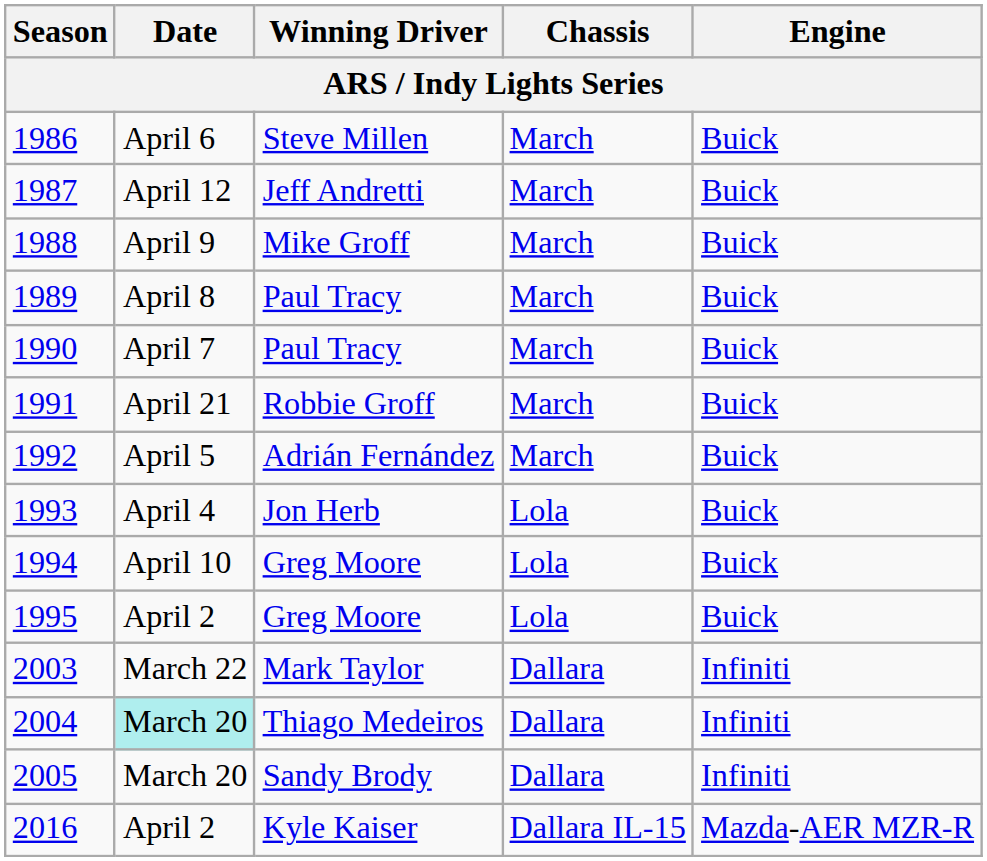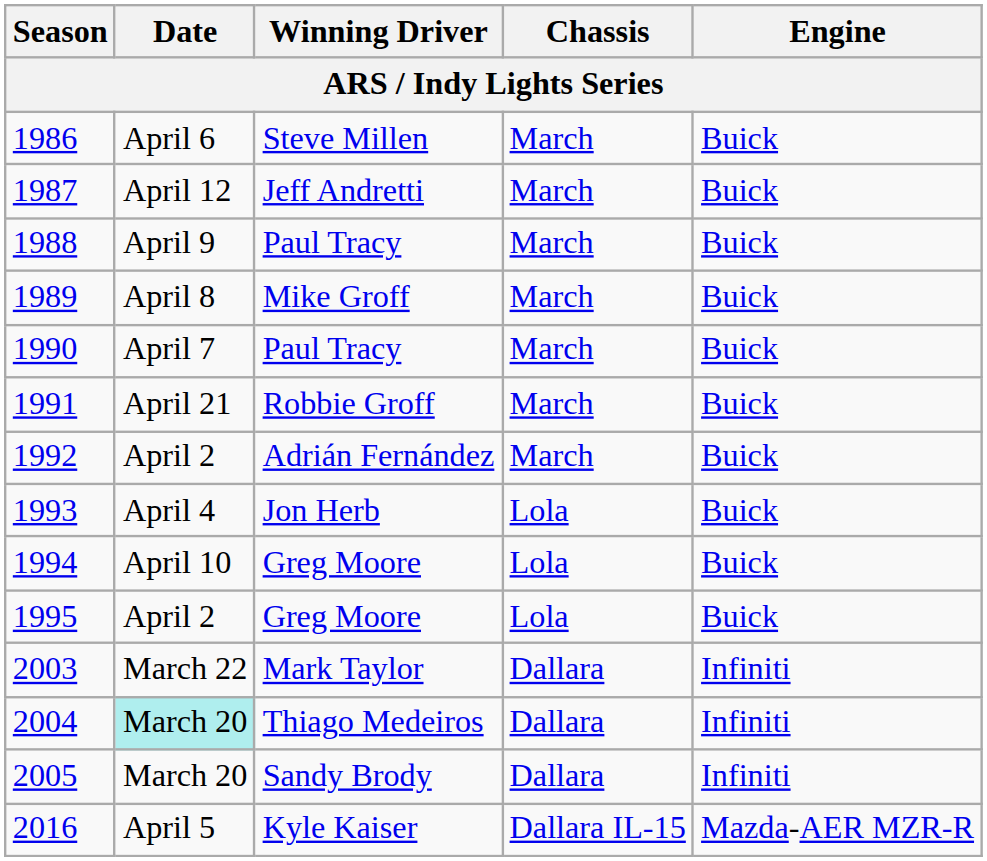(336, 243) Mike Groff -> (332, 243) Paul Tracy
(332, 296) Paul Tracy -> (336, 296) Mike Groff
(169, 456) April 5 -> (169, 456) April 2
(169, 828) April 2 -> (169, 828) April 5
